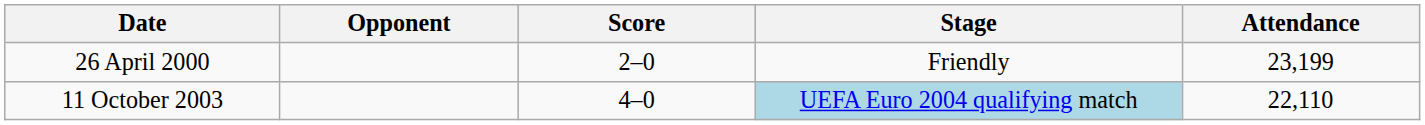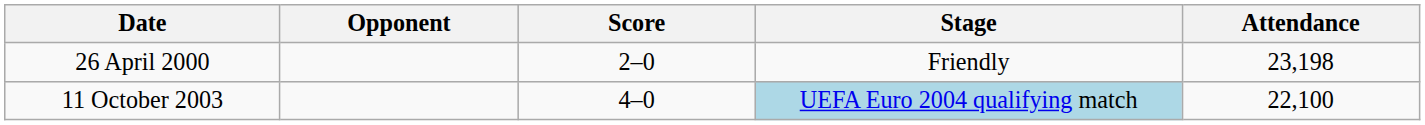(1301, 61) 23,199 -> (1301, 61) 23,198
(1301, 100) 22,110 -> (1301, 100) 22,100
